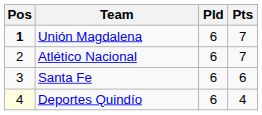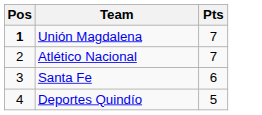- column: (213, 15)
(20, 99) lightyellow background -> (20, 99) no background
(243, 99) 4 -> (213, 99) 5
